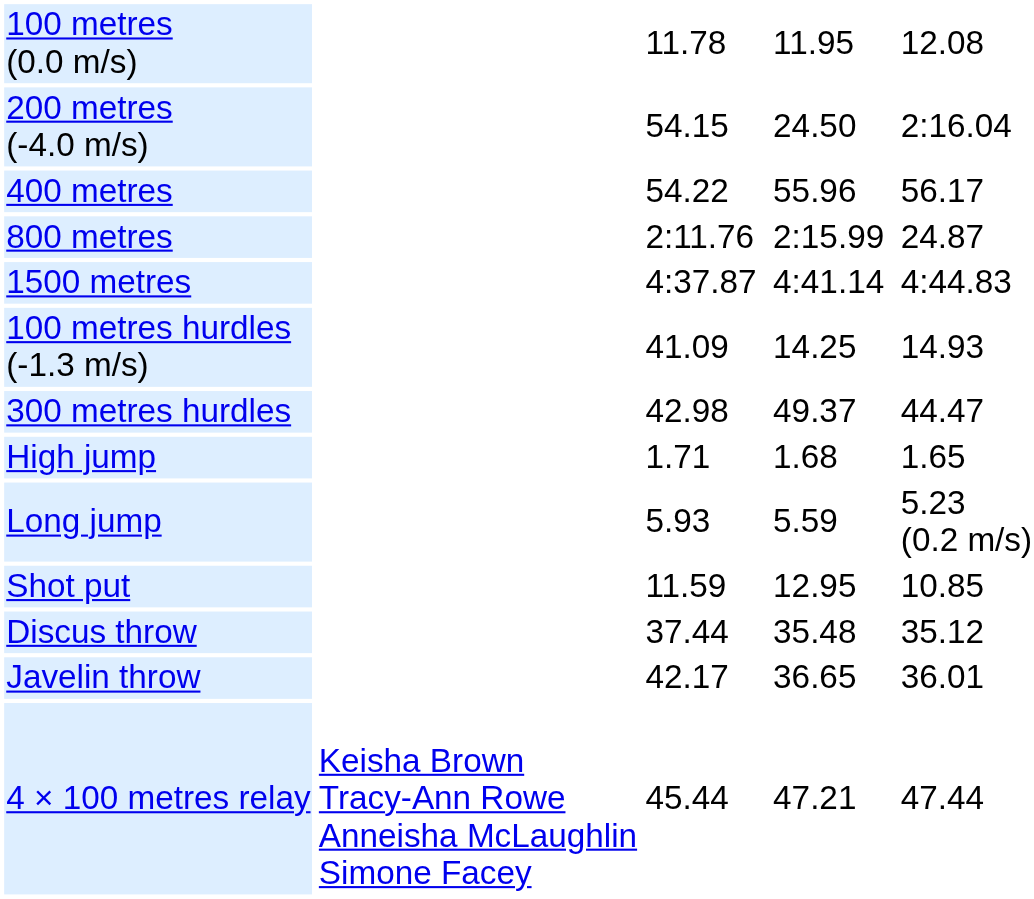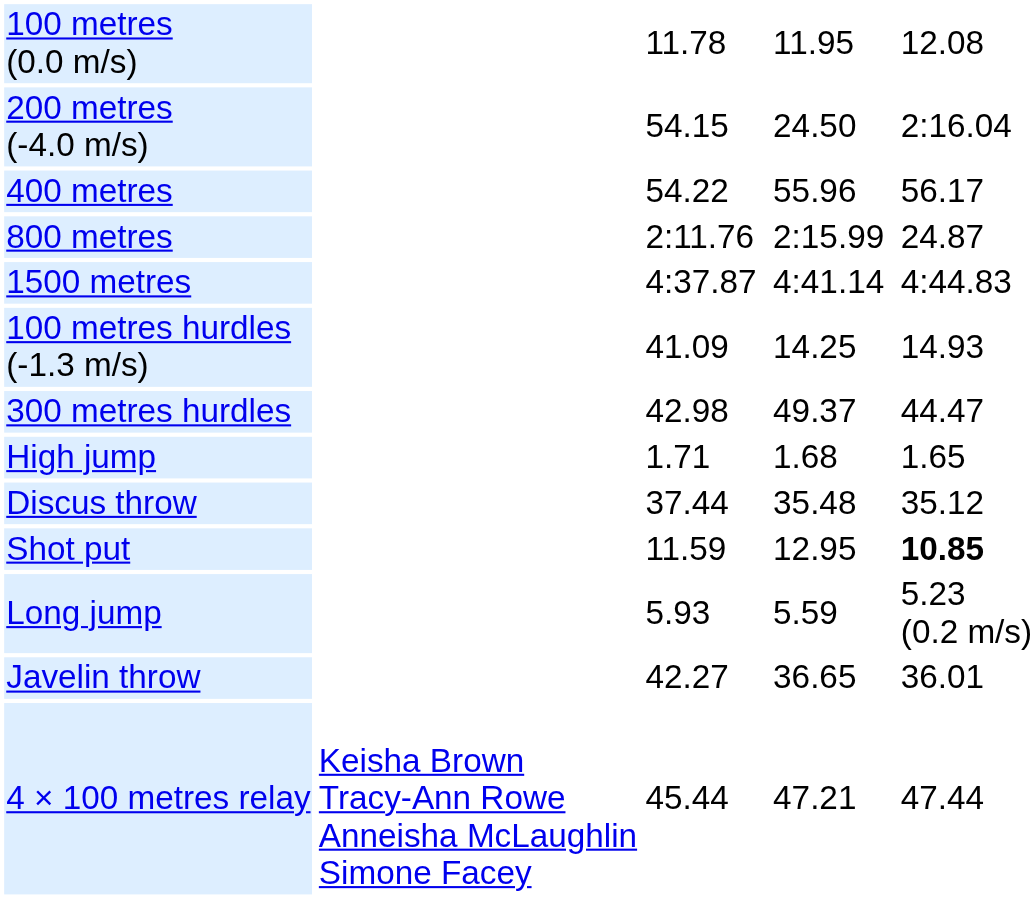rows swapped: (84, 521) <-> (101, 631)
(942, 586) normal -> (942, 548) bold
(687, 677) 42.17 -> (687, 677) 42.27
